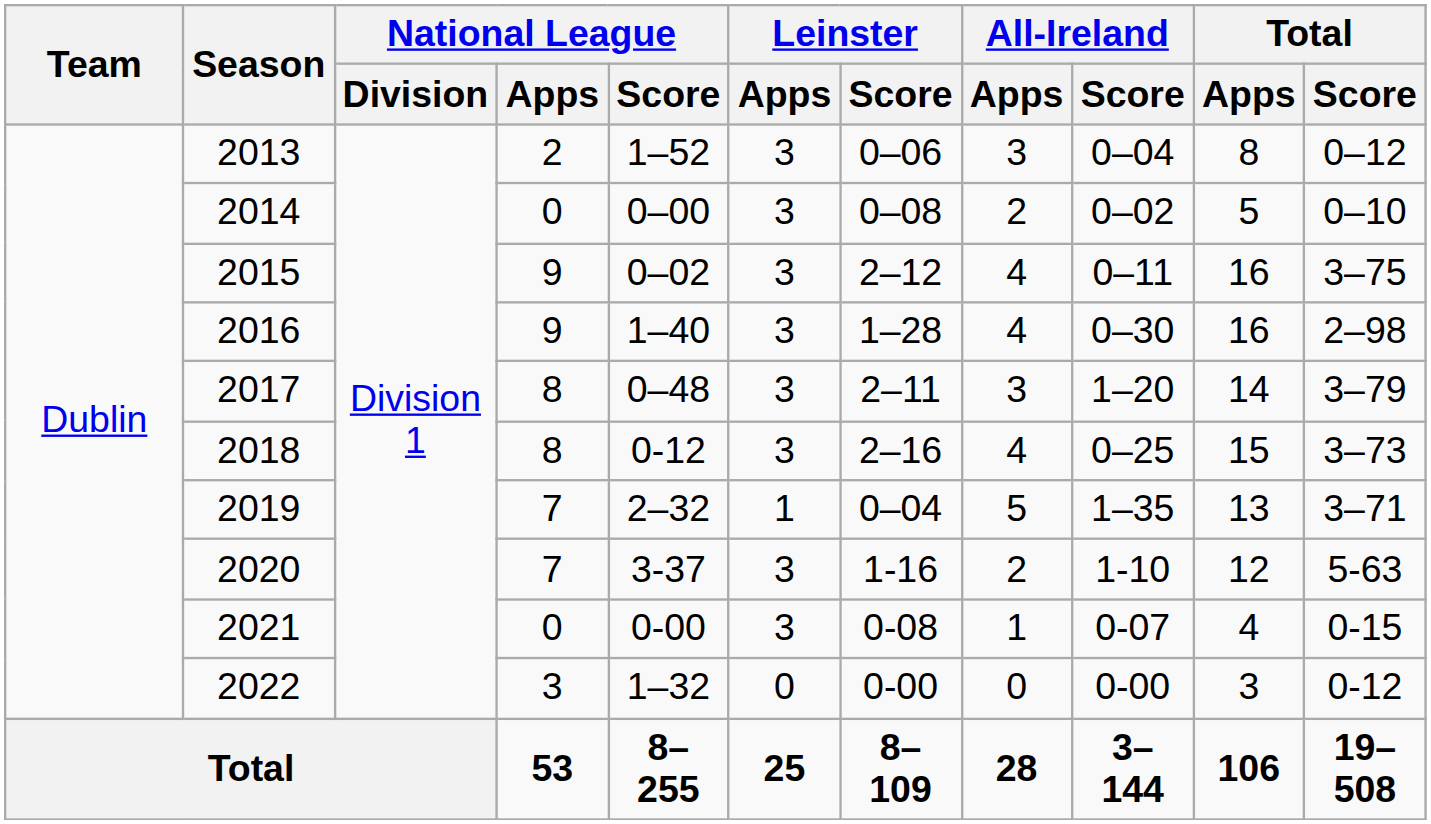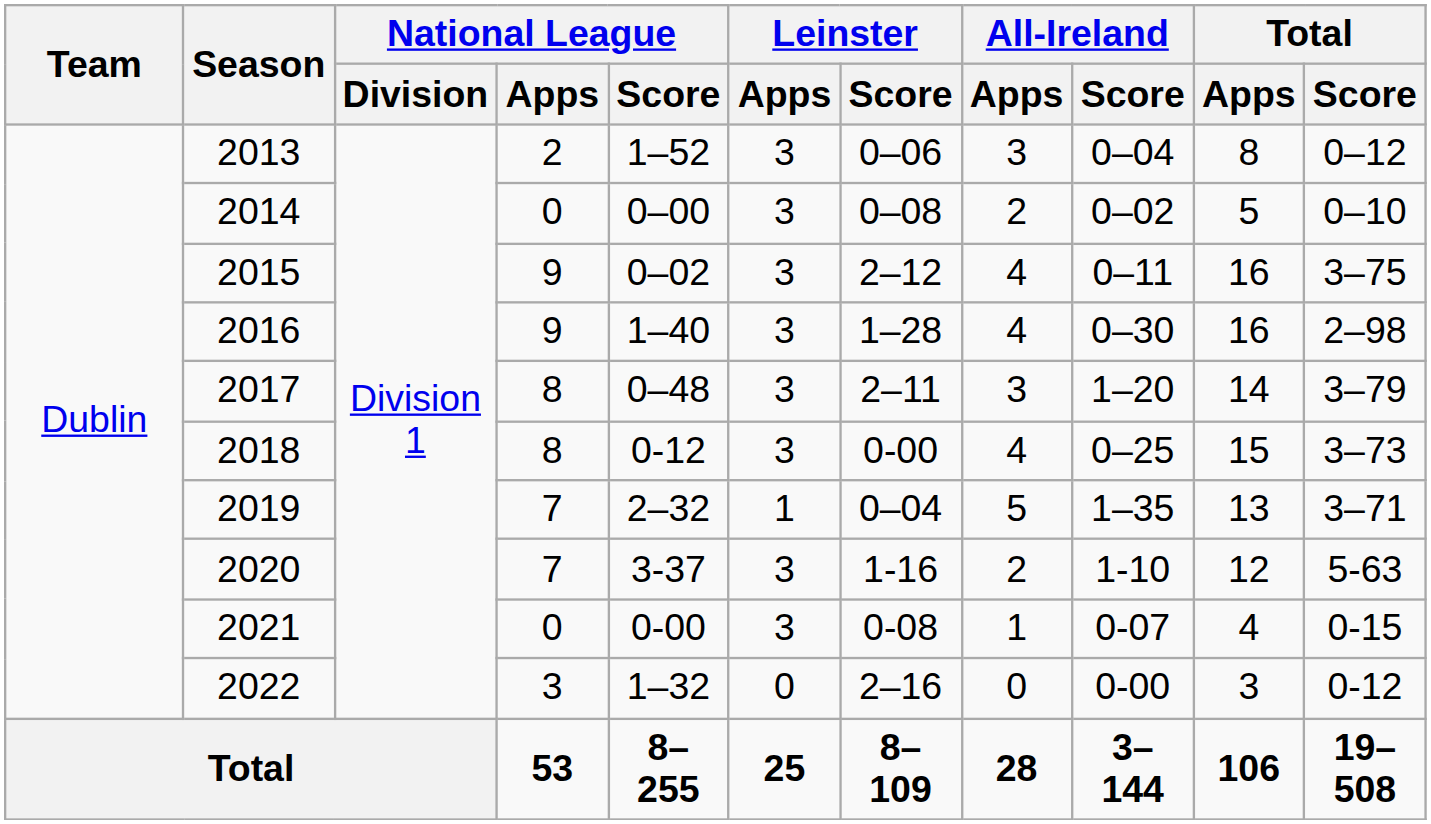(901, 449) 2–16 -> (901, 449) 0-00
(901, 687) 0-00 -> (901, 687) 2–16
